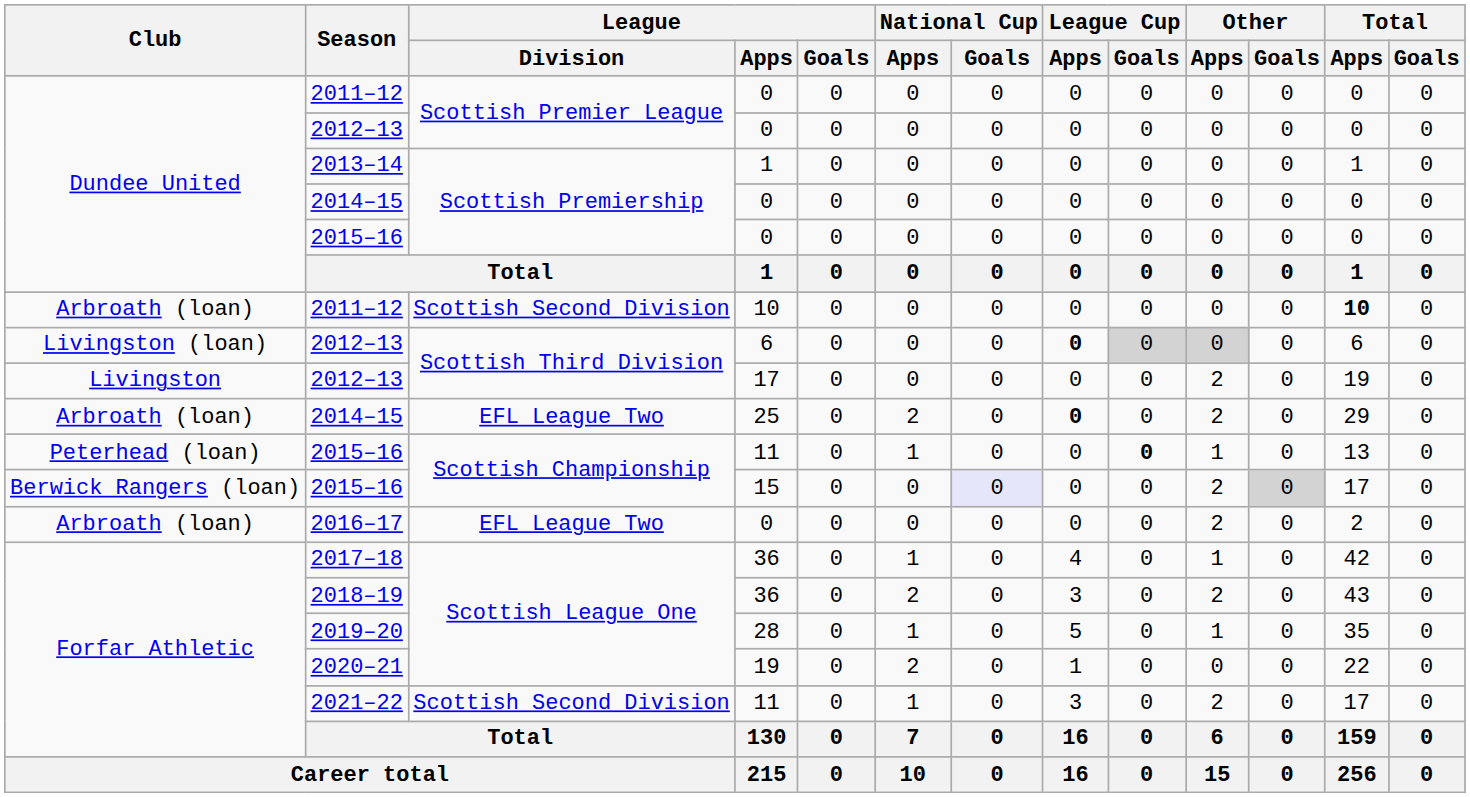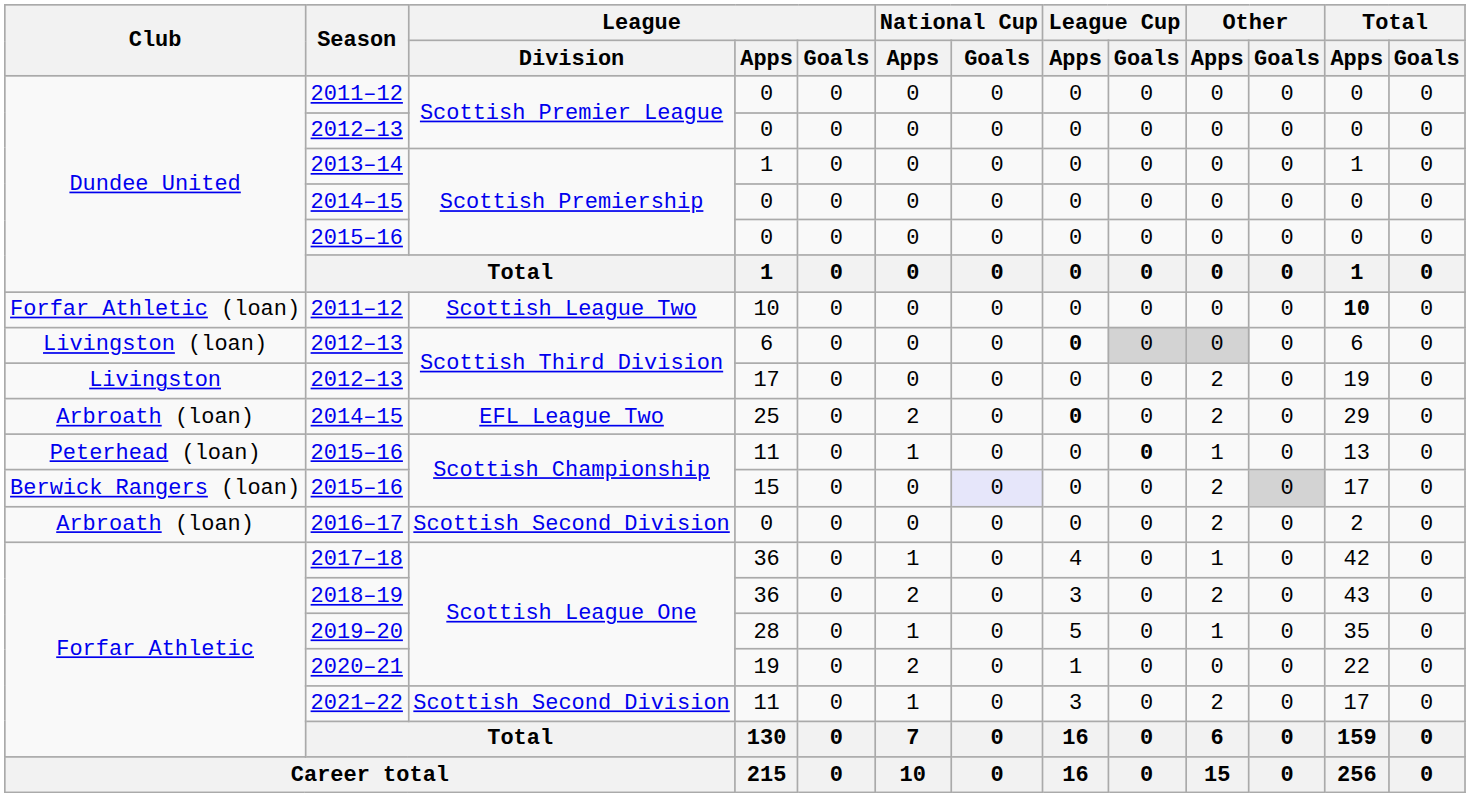(155, 309) Arbroath (loan) -> (155, 309) Forfar Athletic (loan)
(572, 309) Scottish Second Division -> (572, 309) Scottish League Two
(572, 524) EFL League Two -> (572, 524) Scottish Second Division
